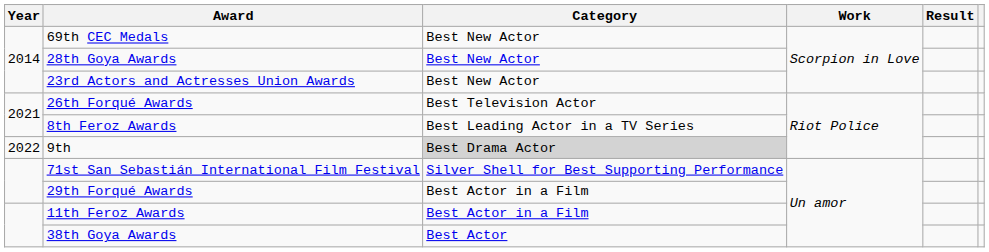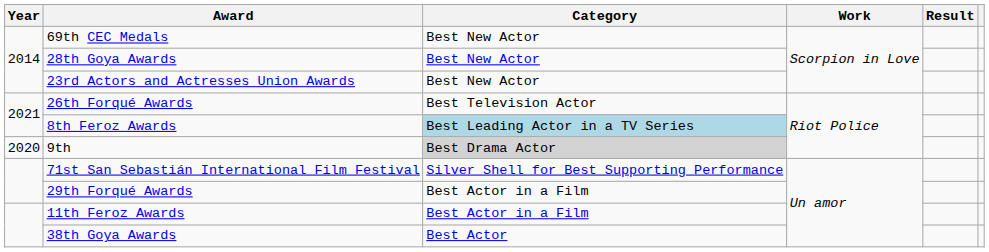(560, 126) no background -> (560, 126) lightblue background
(24, 148) 2022 -> (24, 148) 2020
